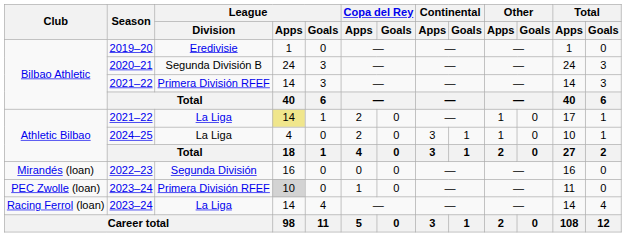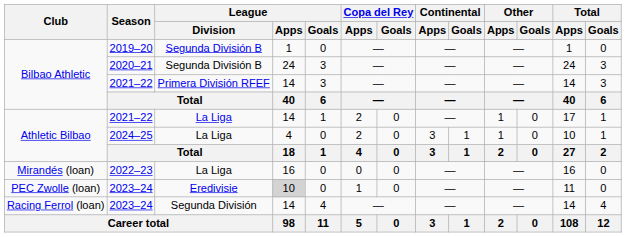(214, 48) Eredivisie -> (214, 48) Segunda División B
(289, 118) khaki background -> (289, 118) no background
(214, 170) Segunda División -> (214, 170) La Liga
(214, 188) Primera División RFEF -> (214, 188) Eredivisie
(214, 205) La Liga -> (214, 205) Segunda División
